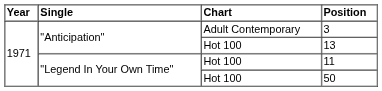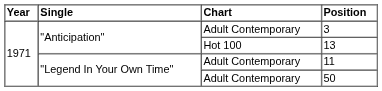(222, 61) Hot 100 -> (252, 61) Adult Contemporary
(222, 78) Hot 100 -> (252, 78) Adult Contemporary
